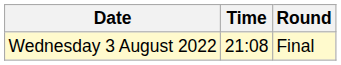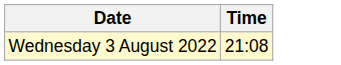- column: (304, 18)
